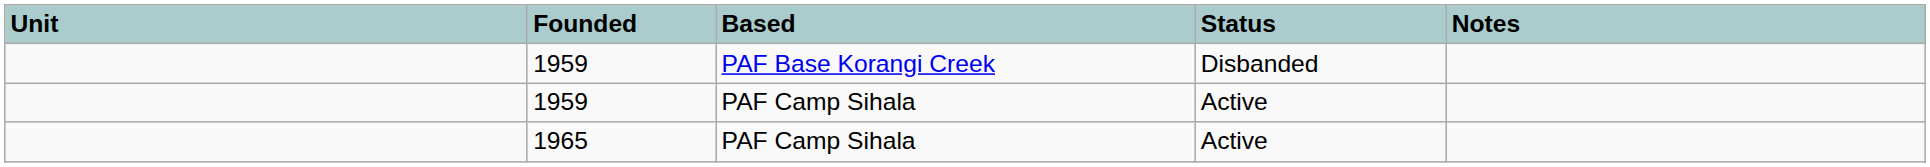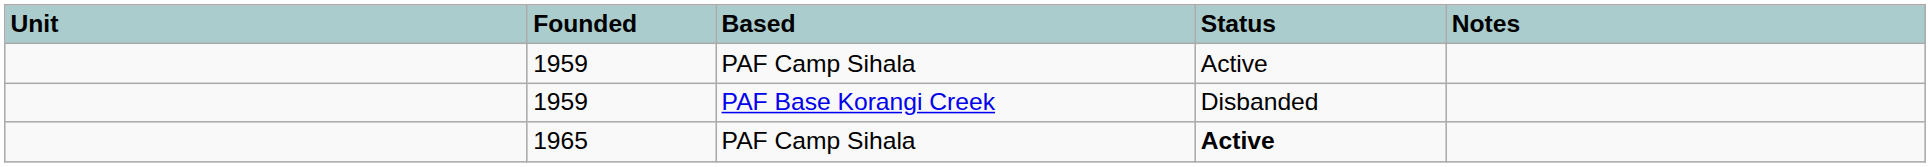rows swapped: (561, 102) <-> (561, 63)
(1234, 141) normal -> (1238, 141) bold
